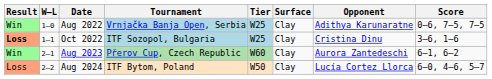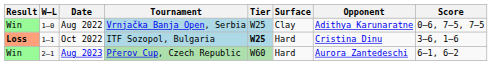(258, 39) normal -> (258, 39) bold
(285, 39) Clay -> (285, 39) Hard
(285, 53) Clay -> (285, 53) Hard
- row: (82, 67)
